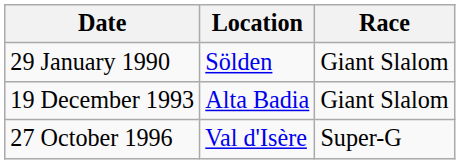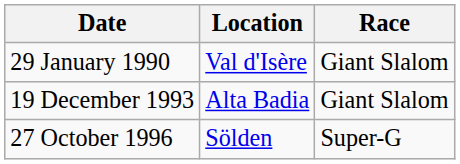(239, 61) Sölden -> (256, 61) Val d'Isère
(256, 138) Val d'Isère -> (239, 138) Sölden
